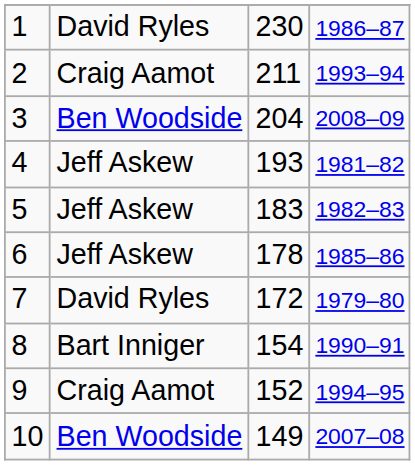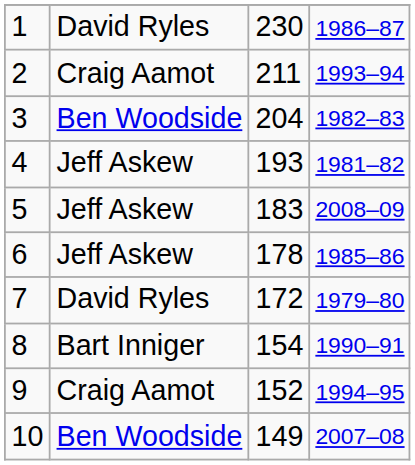(360, 118) 2008–09 -> (360, 118) 1982–83
(360, 209) 1982–83 -> (360, 209) 2008–09
